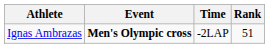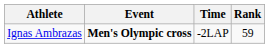(248, 33) 51 -> (248, 33) 59
